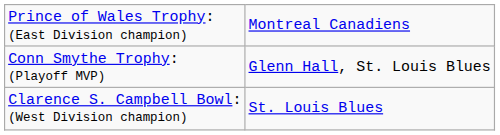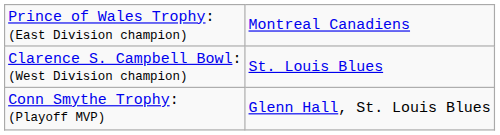rows swapped: (125, 108) <-> (93, 66)
